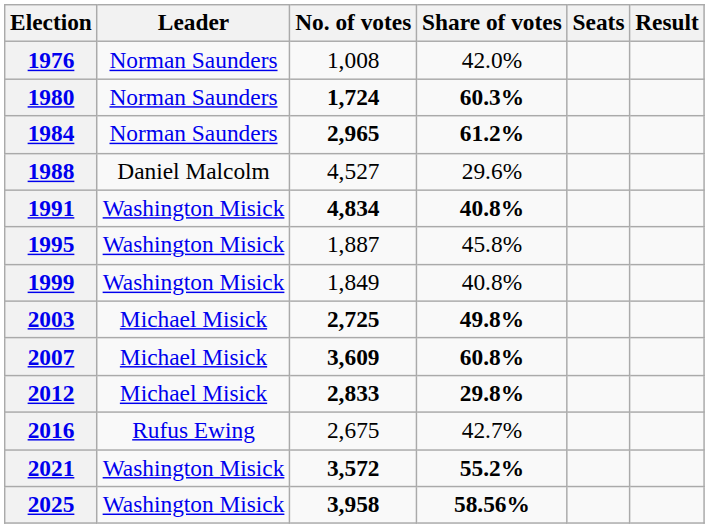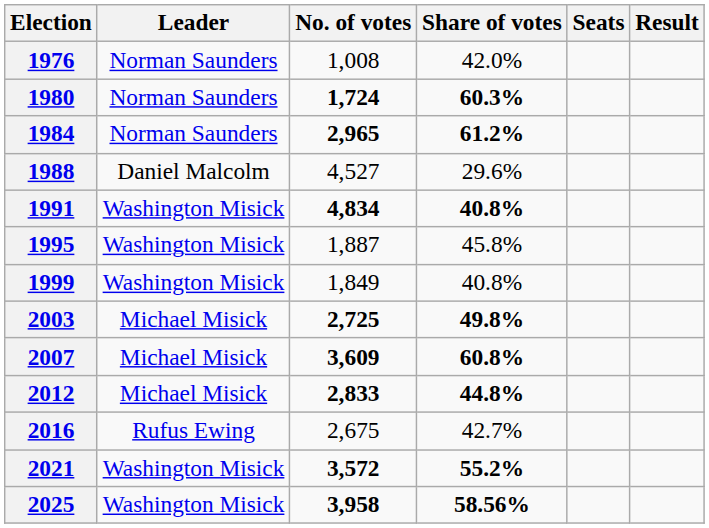(492, 393) 29.8% -> (492, 393) 44.8%
